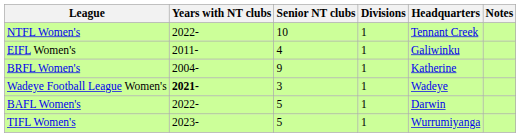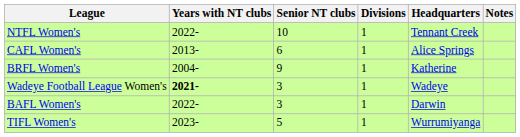- row: (41, 50)
+ row: (44, 50)
(279, 104) 5 -> (279, 104) 3
